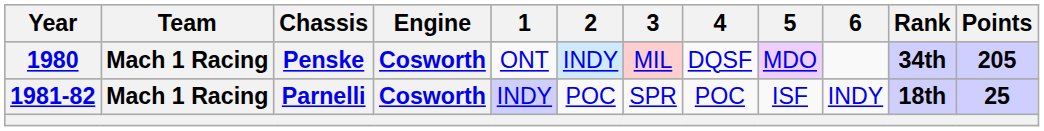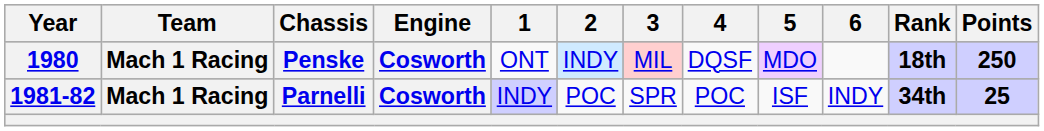(922, 60) 34th -> (922, 60) 18th
(997, 60) 205 -> (997, 60) 250
(922, 97) 18th -> (922, 97) 34th
